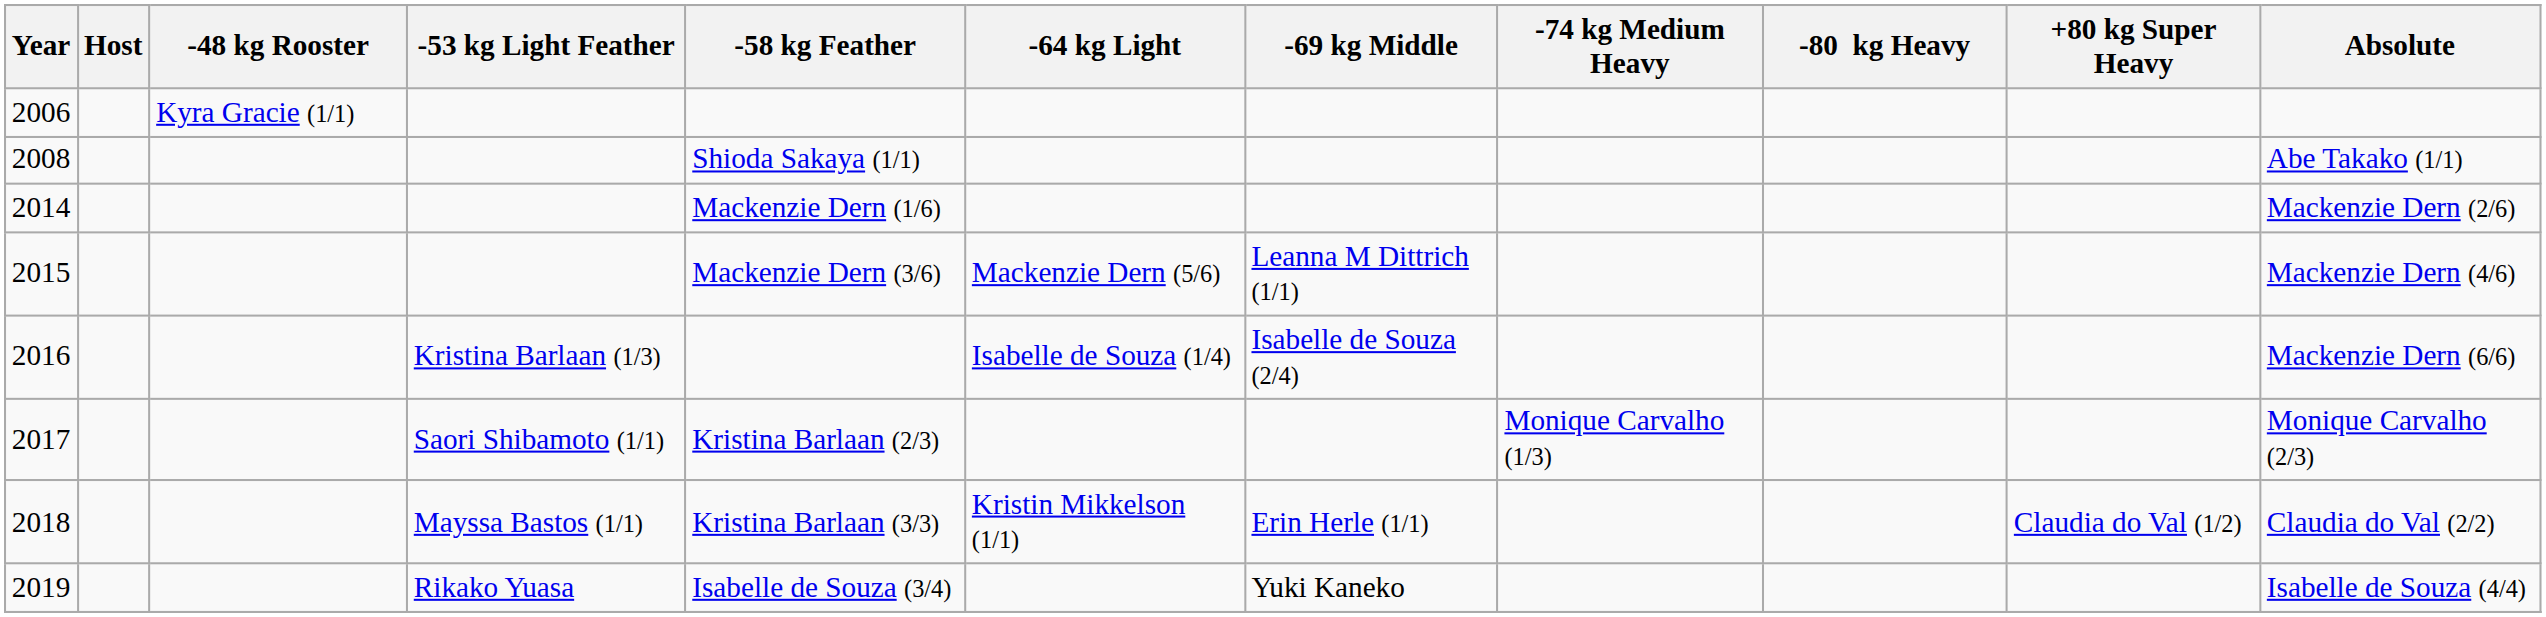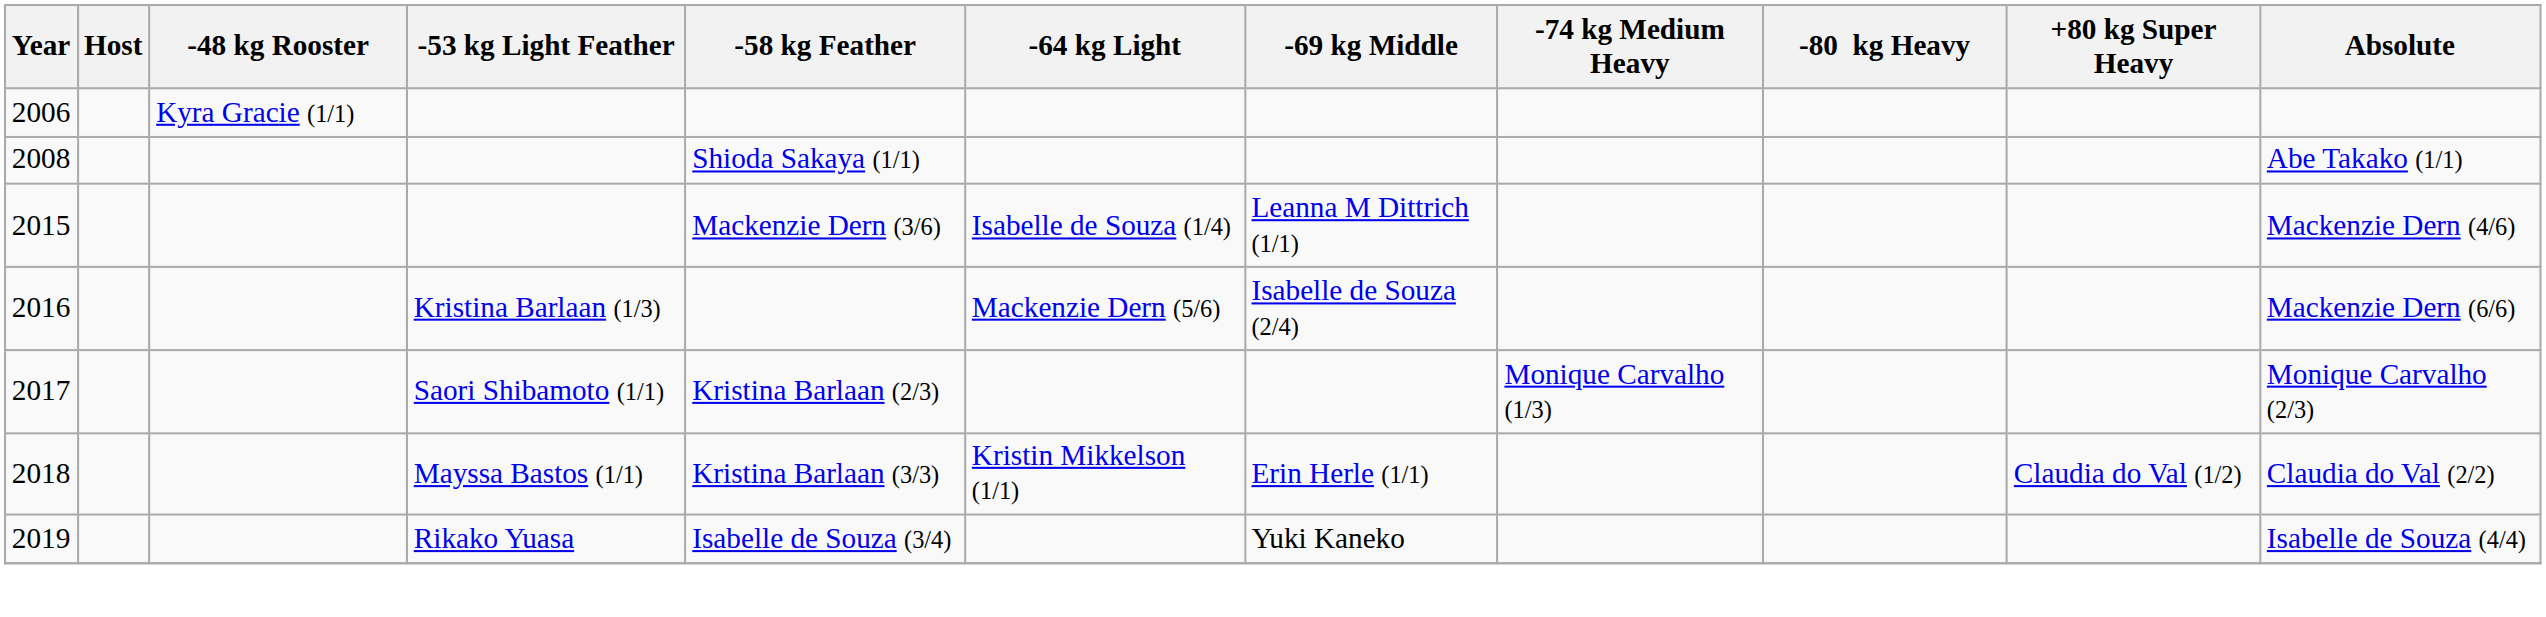- row: (41, 208)
(1096, 273) Mackenzie Dern (5/6) -> (1101, 225) Isabelle de Souza (1/4)
(1101, 356) Isabelle de Souza (1/4) -> (1096, 308) Mackenzie Dern (5/6)
